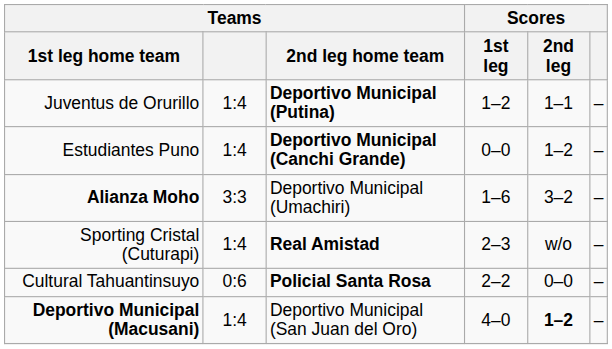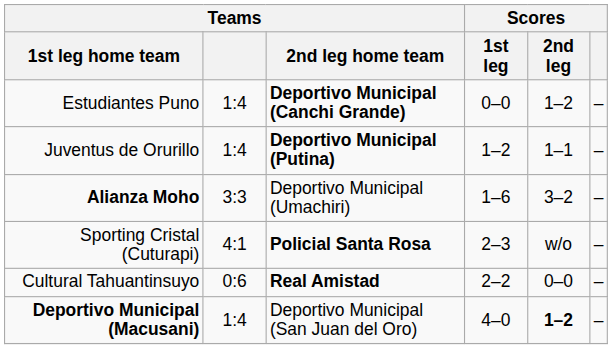rows swapped: (131, 150) <-> (122, 103)
(235, 244) 1:4 -> (235, 244) 4:1
(325, 244) Real Amistad -> (350, 244) Policial Santa Rosa
(350, 282) Policial Santa Rosa -> (325, 282) Real Amistad
